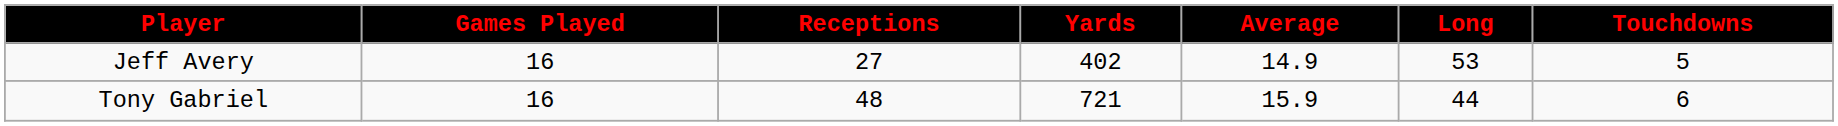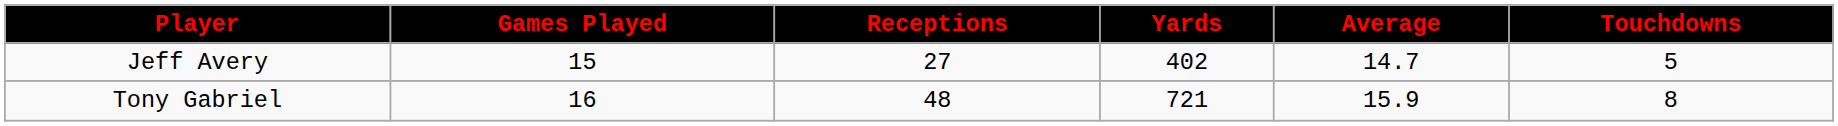- column: (1465, 24)
(540, 62) 16 -> (582, 62) 15
(1290, 62) 14.9 -> (1391, 62) 14.7
(1683, 101) 6 -> (1671, 101) 8
